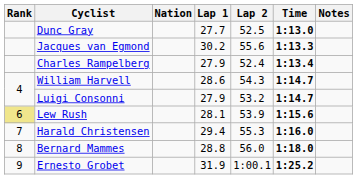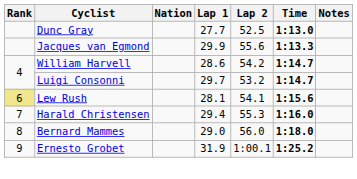(213, 47) 30.2 -> (213, 47) 29.9
- row: (93, 64)
(252, 81) 54.3 -> (252, 64) 54.2
(213, 98) 27.9 -> (213, 81) 29.7
(252, 115) 53.9 -> (252, 98) 54.1
(213, 148) 28.8 -> (213, 132) 29.0
